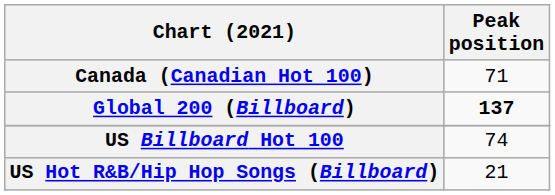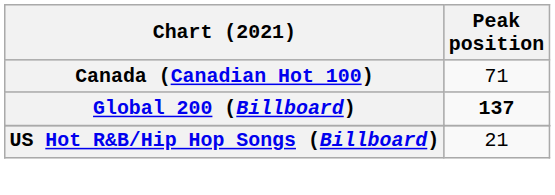- row: (224, 141)
